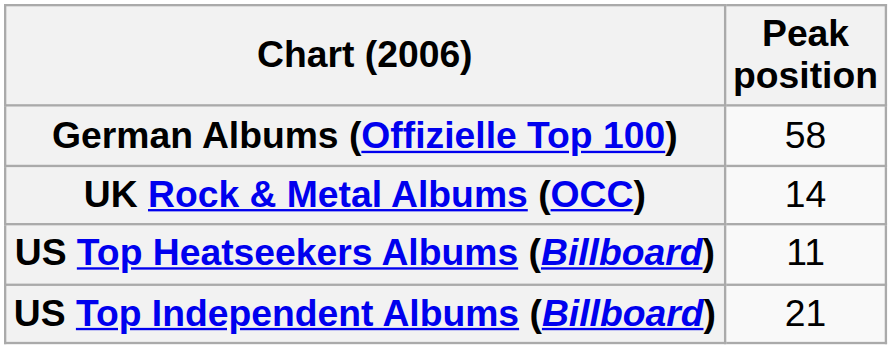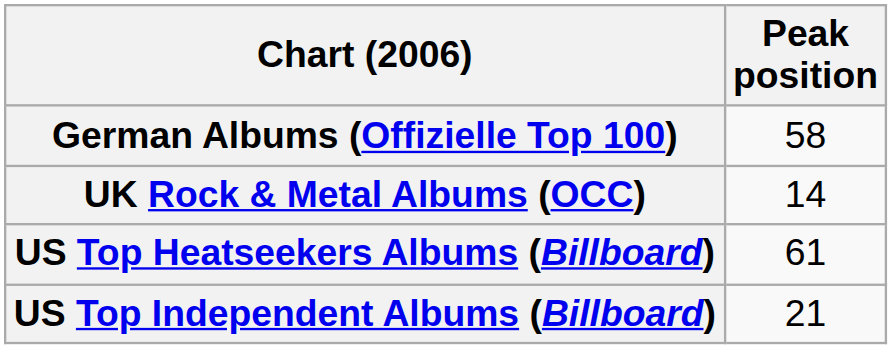(806, 253) 11 -> (806, 253) 61
